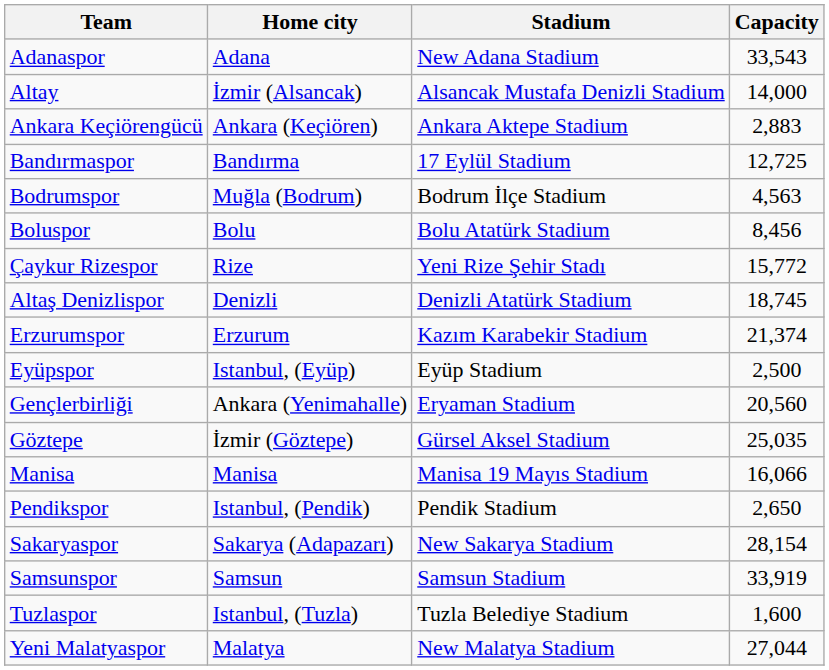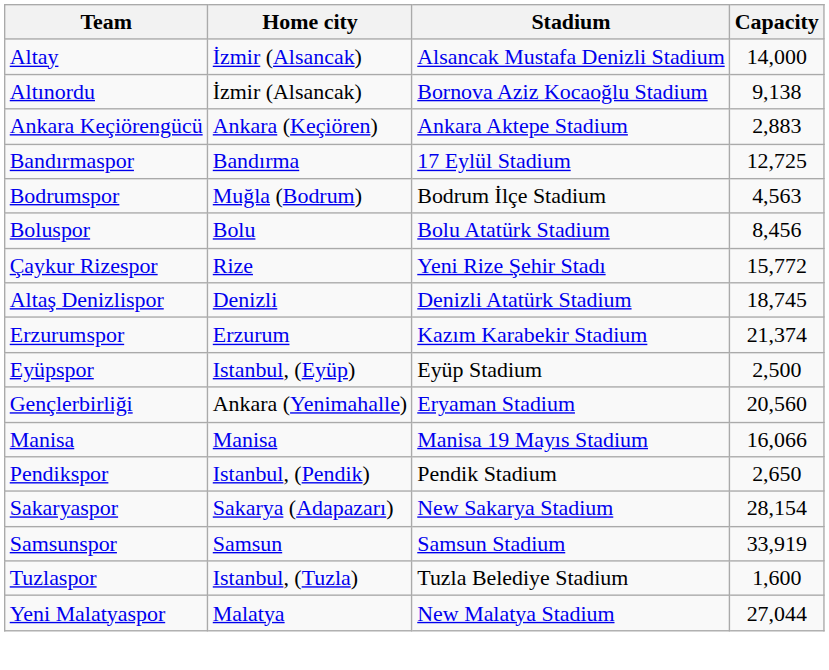- row: (57, 56)
+ row: (52, 91)
- row: (46, 439)
